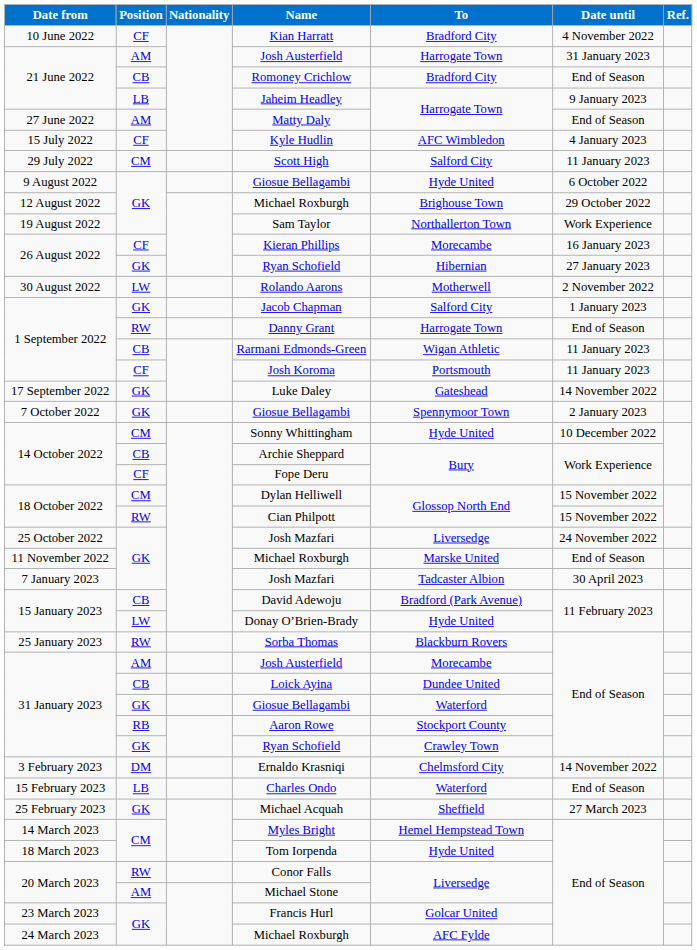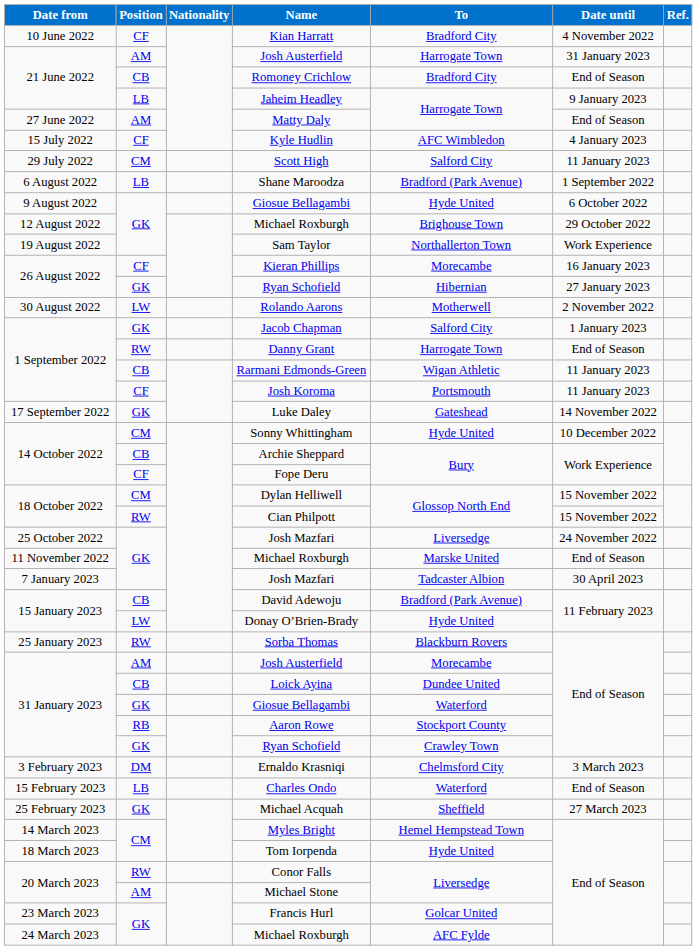+ row: (60, 182)
- row: (60, 412)
(608, 767) 14 November 2022 -> (608, 767) 3 March 2023
